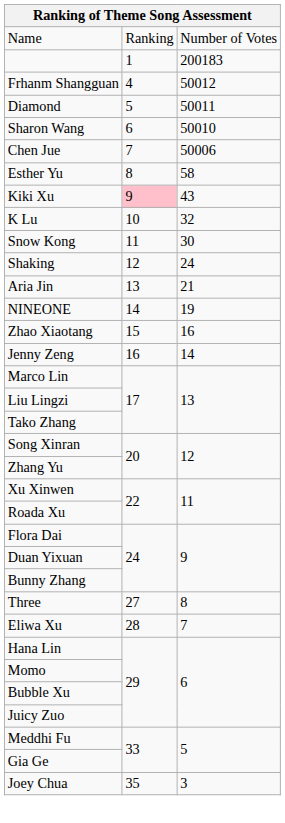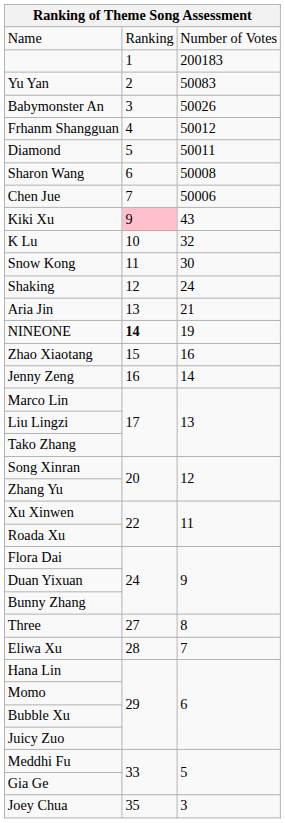+ row: (28, 83)
+ row: (56, 106)
(198, 128) 50010 -> (198, 173) 50008
- row: (35, 173)
(133, 309) normal -> (133, 331) bold
